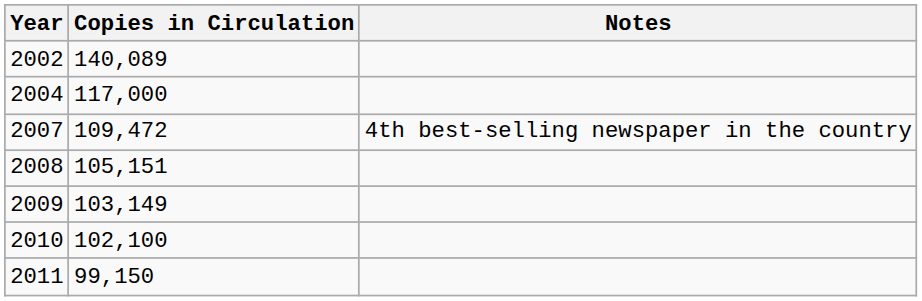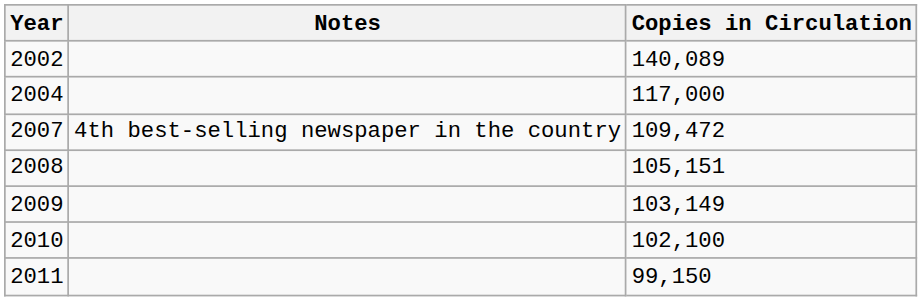columns swapped: (214, 23) <-> (638, 23)
